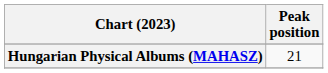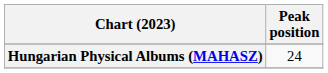(294, 56) 21 -> (294, 56) 24
